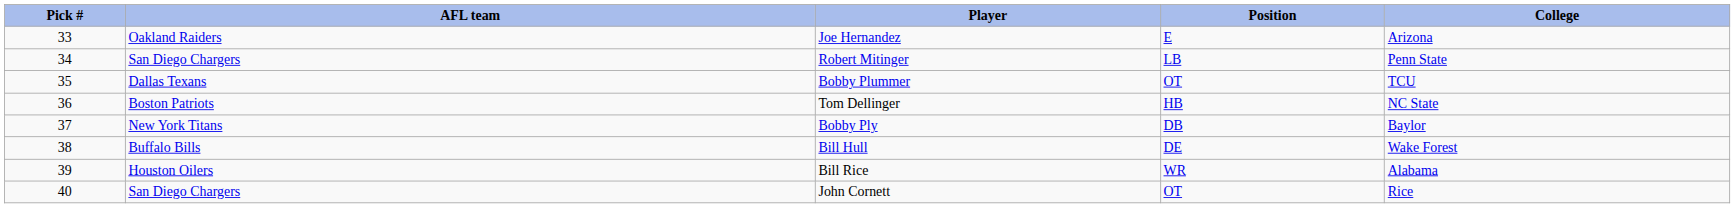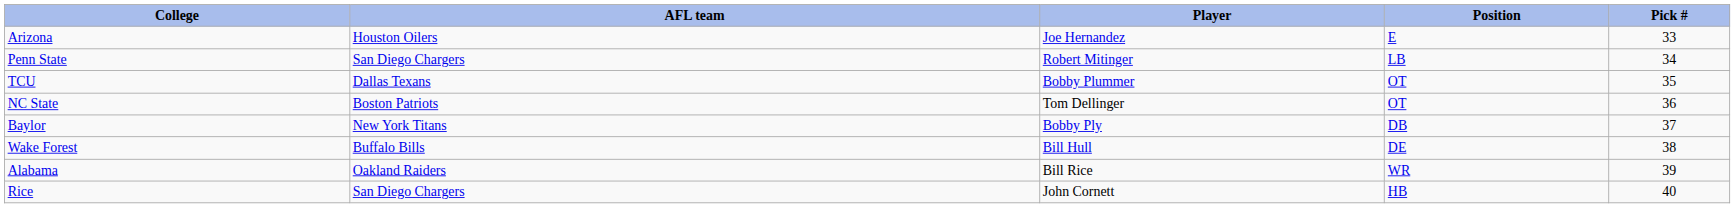columns swapped: (65, 15) <-> (1557, 15)
(175, 37) Oakland Raiders -> (395, 37) Houston Oilers
(1173, 103) HB -> (1397, 103) OT
(171, 170) Houston Oilers -> (399, 170) Oakland Raiders
(1173, 192) OT -> (1398, 192) HB
